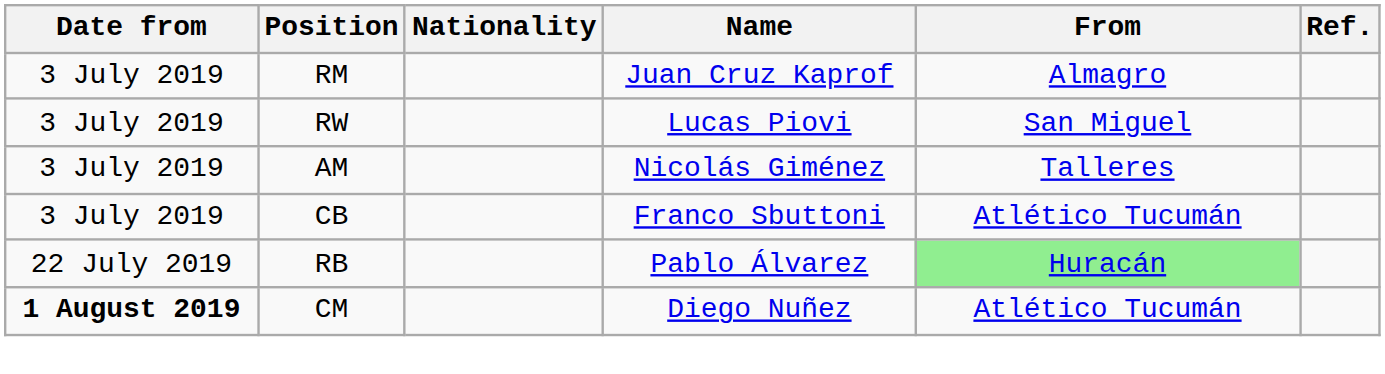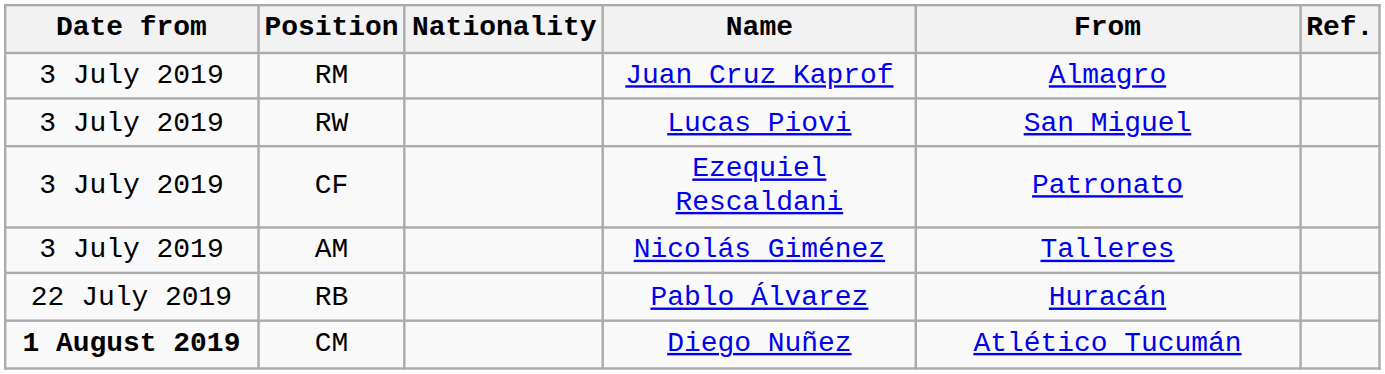+ row: (332, 186)
- row: (332, 216)
(1107, 263) lightgreen background -> (1107, 297) no background
